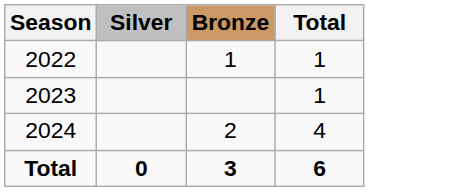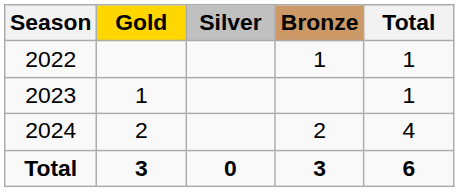+ column: (141, 22)
